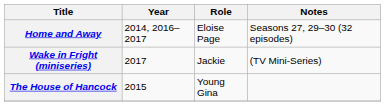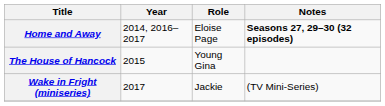(301, 33) normal -> (299, 33) bold
rows swapped: (63, 87) <-> (63, 60)
